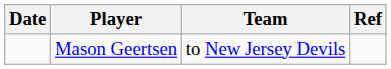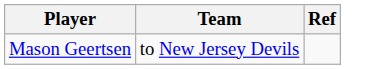- column: (28, 19)
